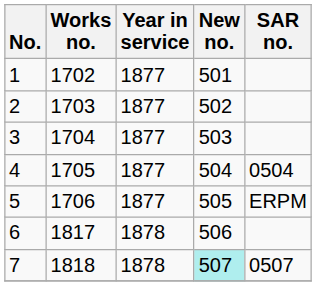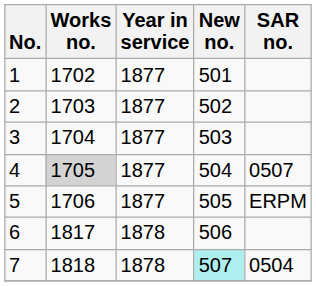(73, 169) no background -> (73, 169) lightgrey background
(271, 169) 0504 -> (271, 169) 0507
(271, 264) 0507 -> (271, 264) 0504
